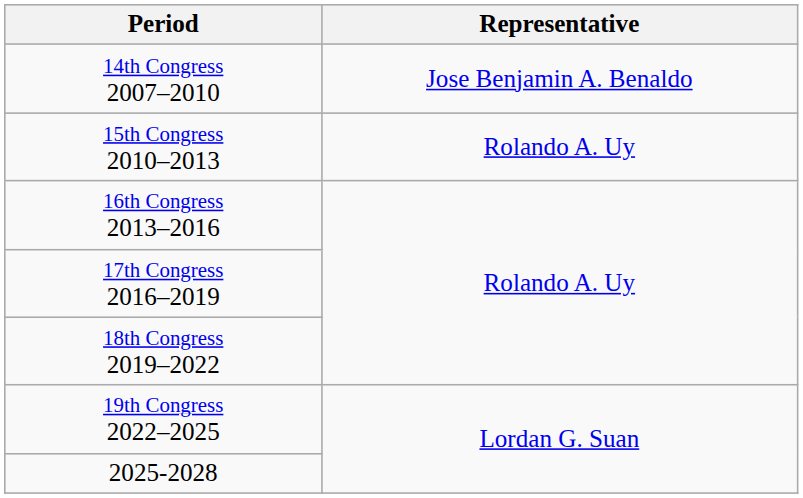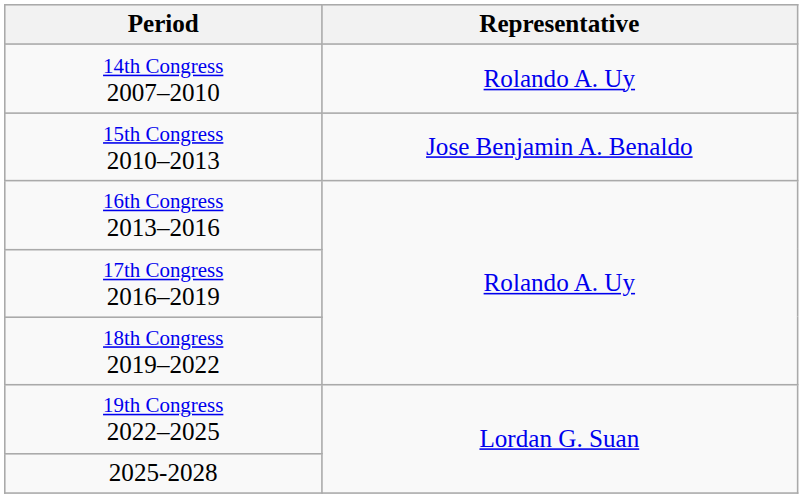(559, 78) Jose Benjamin A. Benaldo -> (559, 78) Rolando A. Uy
(559, 146) Rolando A. Uy -> (559, 146) Jose Benjamin A. Benaldo
